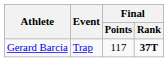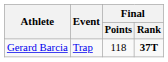(118, 48) 117 -> (118, 48) 118
